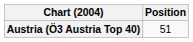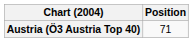(166, 29) 51 -> (166, 29) 71
